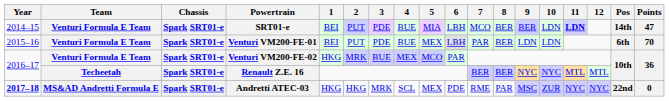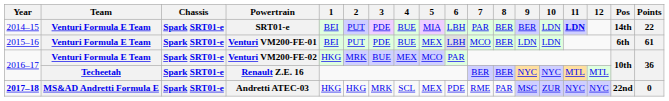(480, 26) MCO -> (480, 26) PAR
(649, 26) 47 -> (649, 26) 22
(480, 42) PAR -> (480, 42) MCO
(649, 42) 70 -> (649, 42) 61
